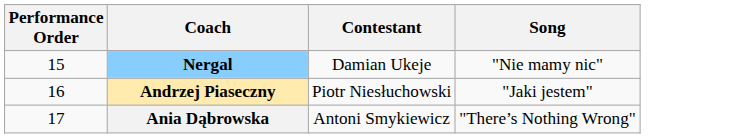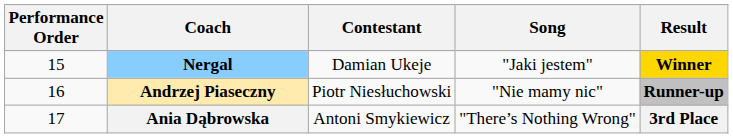+ column: (684, 27)
(547, 64) "Nie mamy nic" -> (547, 64) "Jaki jestem"
(547, 91) "Jaki jestem" -> (547, 91) "Nie mamy nic"
